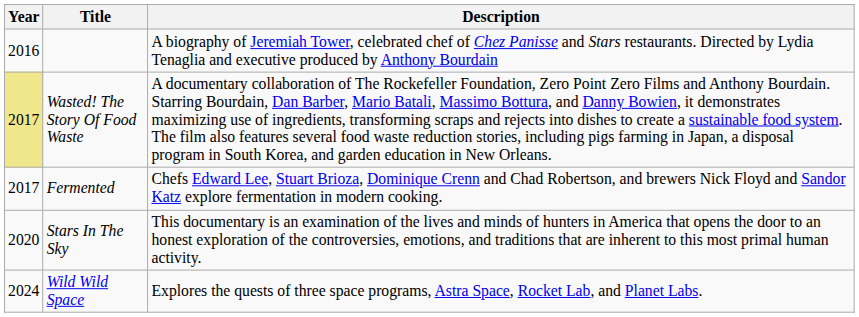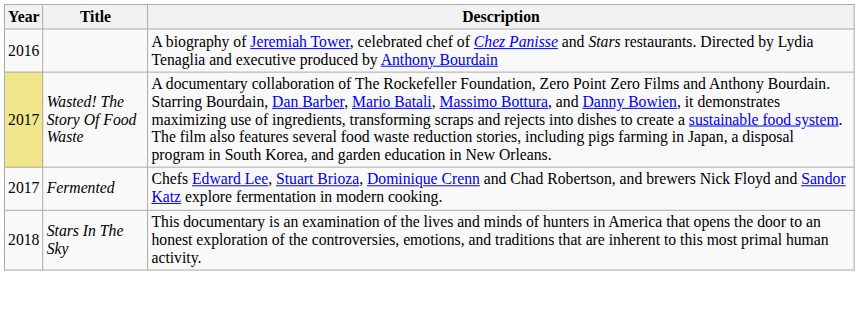(24, 239) 2020 -> (24, 239) 2018
- row: (77, 291)
